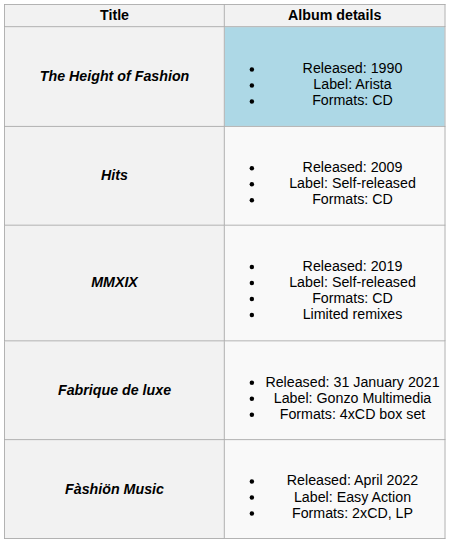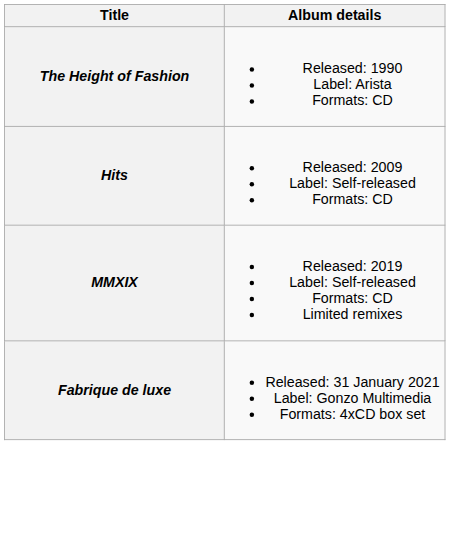(335, 85) lightblue background -> (335, 85) no background
- row: (115, 489)
